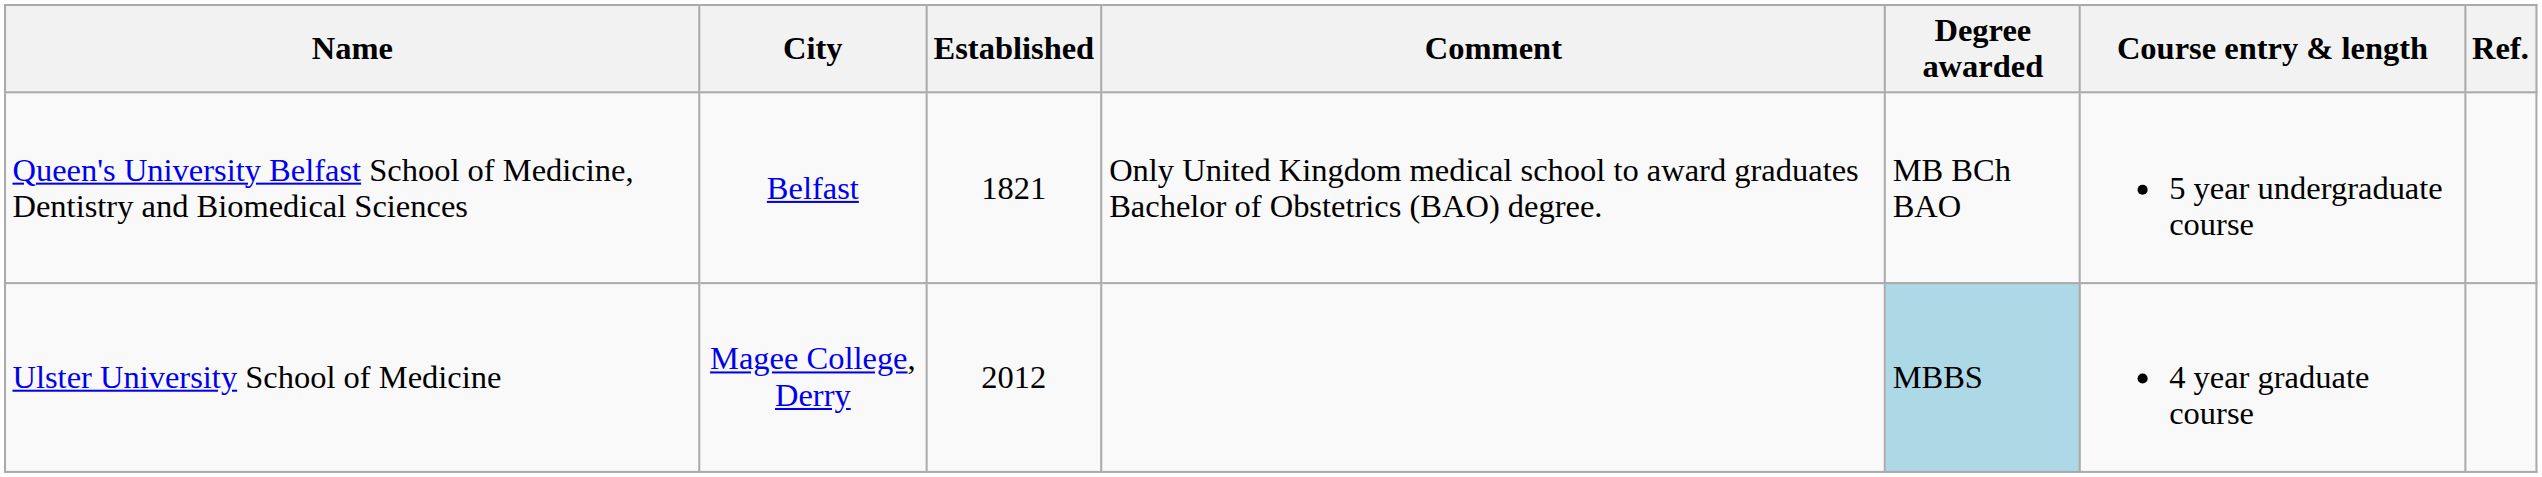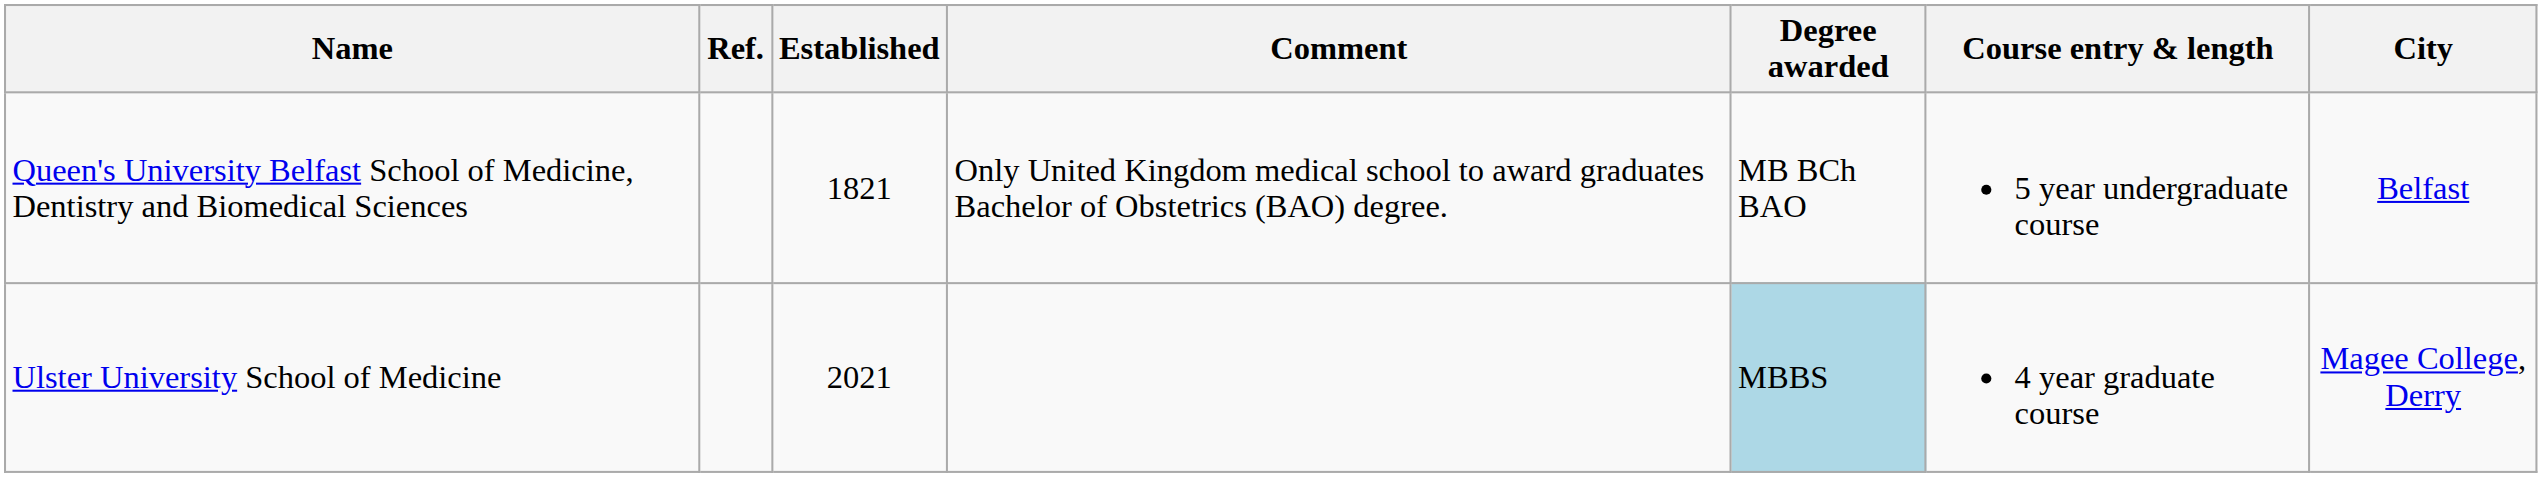columns swapped: (813, 48) <-> (2501, 48)
(1014, 376) 2012 -> (859, 376) 2021
